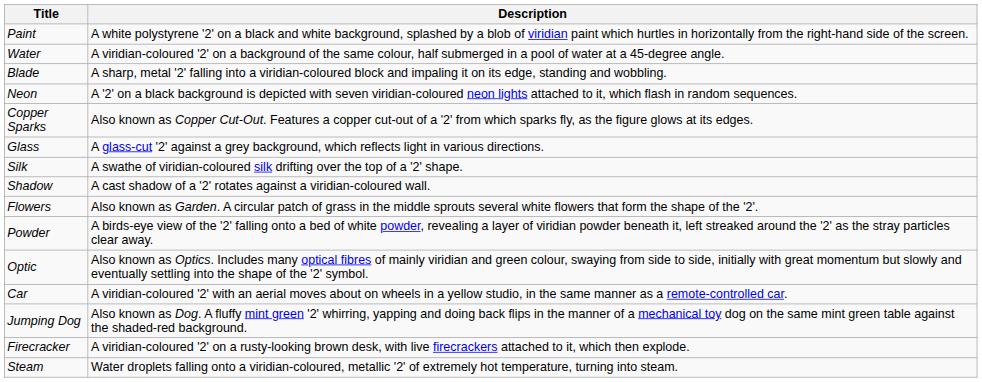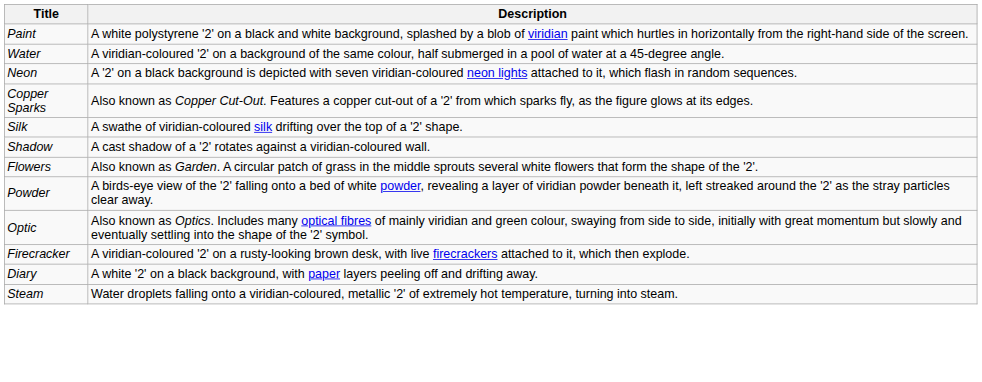- row: (23, 73)
- row: (23, 147)
- row: (17, 294)
- row: (44, 320)
+ row: (22, 274)
